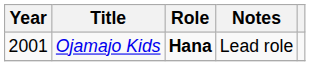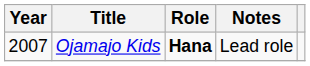(28, 46) 2001 -> (28, 46) 2007
